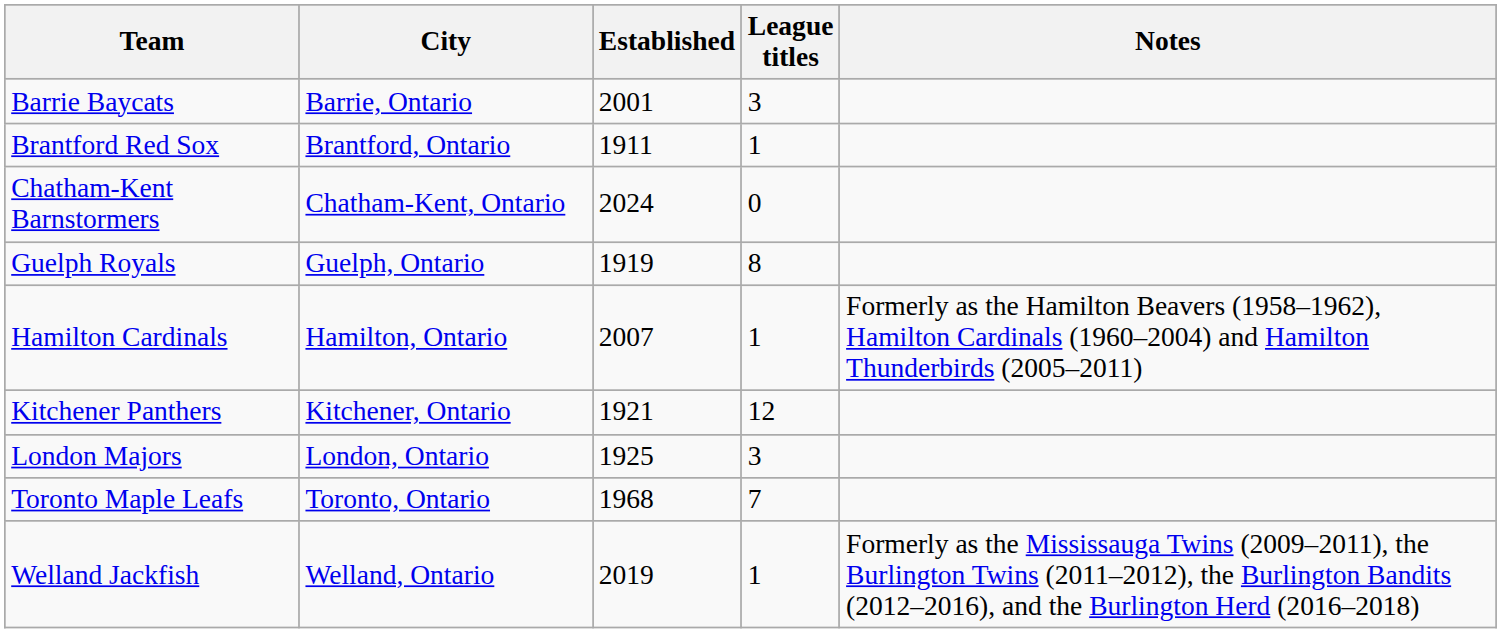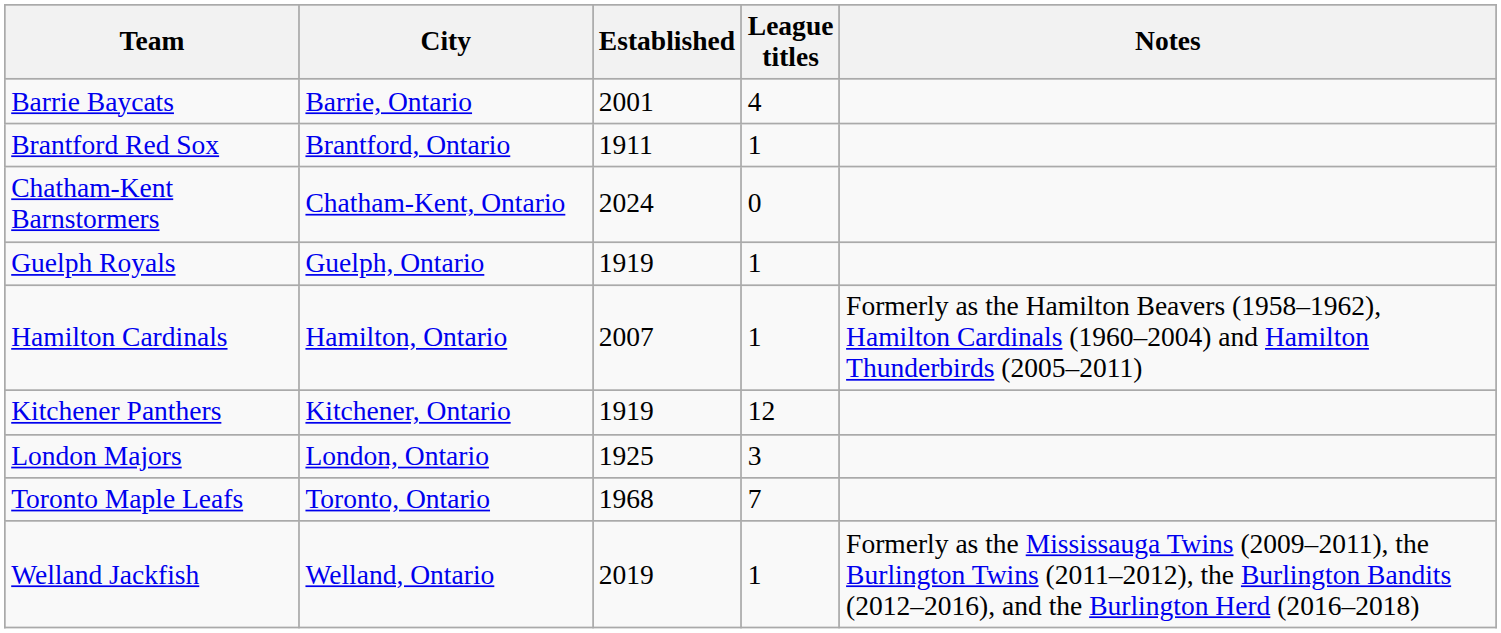(755, 100) 3 -> (755, 100) 4
(755, 262) 8 -> (755, 262) 1
(626, 412) 1921 -> (626, 412) 1919
